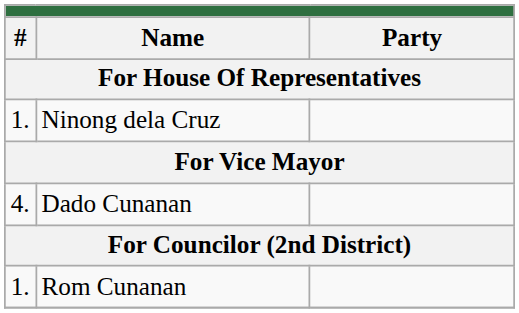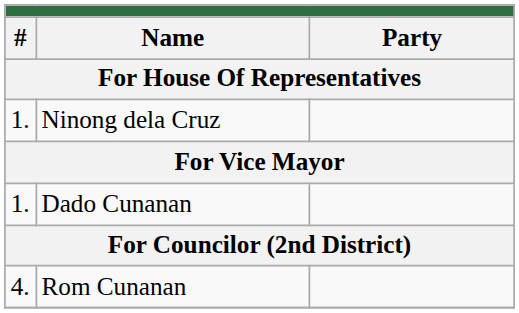(20, 203) 4. -> (20, 203) 1.
(20, 286) 1. -> (20, 286) 4.
